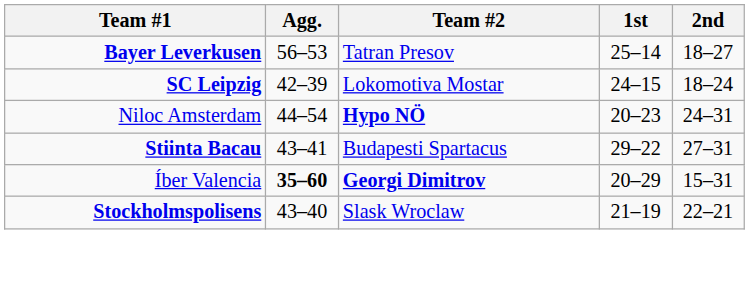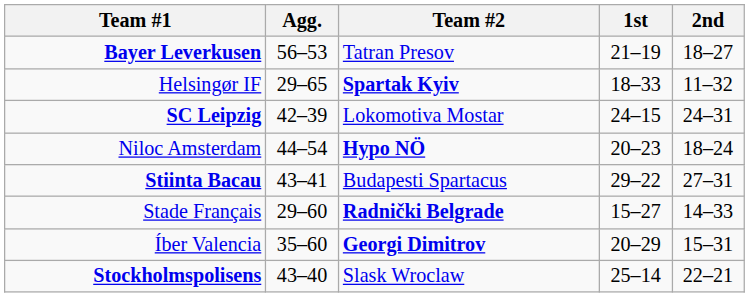(636, 52) 25–14 -> (636, 52) 21–19
+ row: (210, 84)
(708, 84) 18–24 -> (708, 116) 24–31
(708, 116) 24–31 -> (708, 148) 18–24
+ row: (202, 212)
(302, 180) bold -> (302, 244) normal
(636, 212) 21–19 -> (636, 276) 25–14
